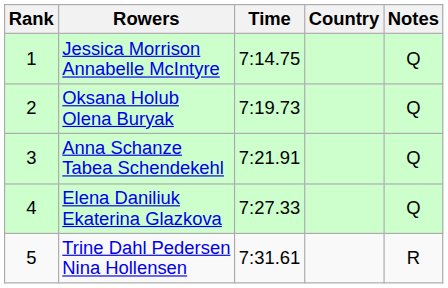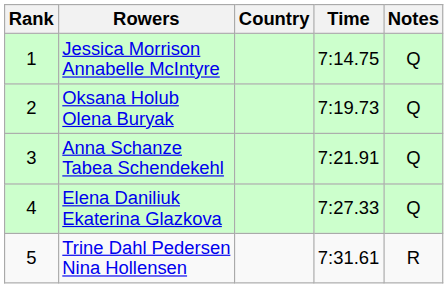columns swapped: (344, 19) <-> (270, 19)
